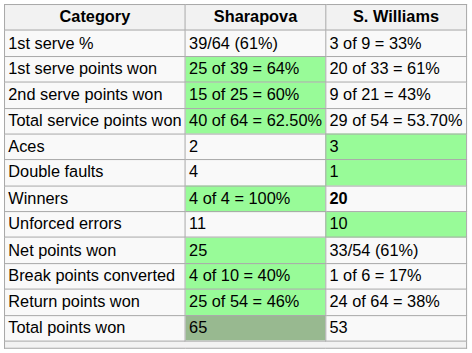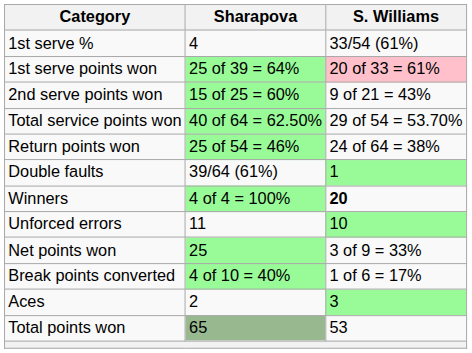(234, 43) 39/64 (61%) -> (194, 43) 4
(376, 43) 3 of 9 = 33% -> (374, 43) 33/54 (61%)
(385, 69) no background -> (385, 69) pink background
rows swapped: (26, 146) <-> (74, 302)
(194, 172) 4 -> (234, 172) 39/64 (61%)
(374, 250) 33/54 (61%) -> (376, 250) 3 of 9 = 33%
